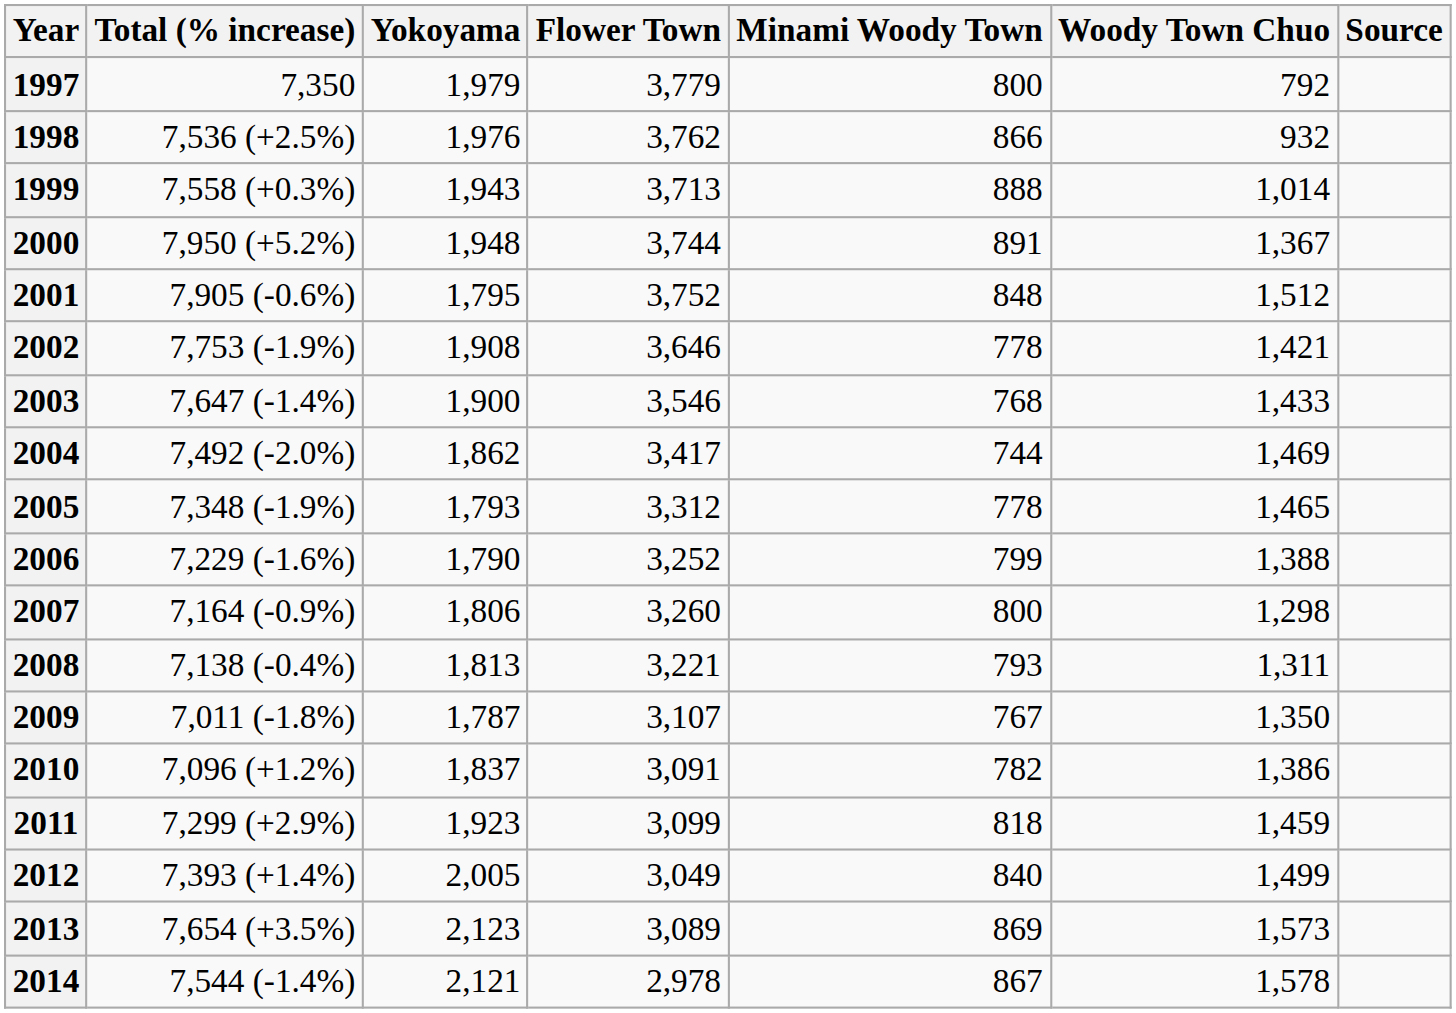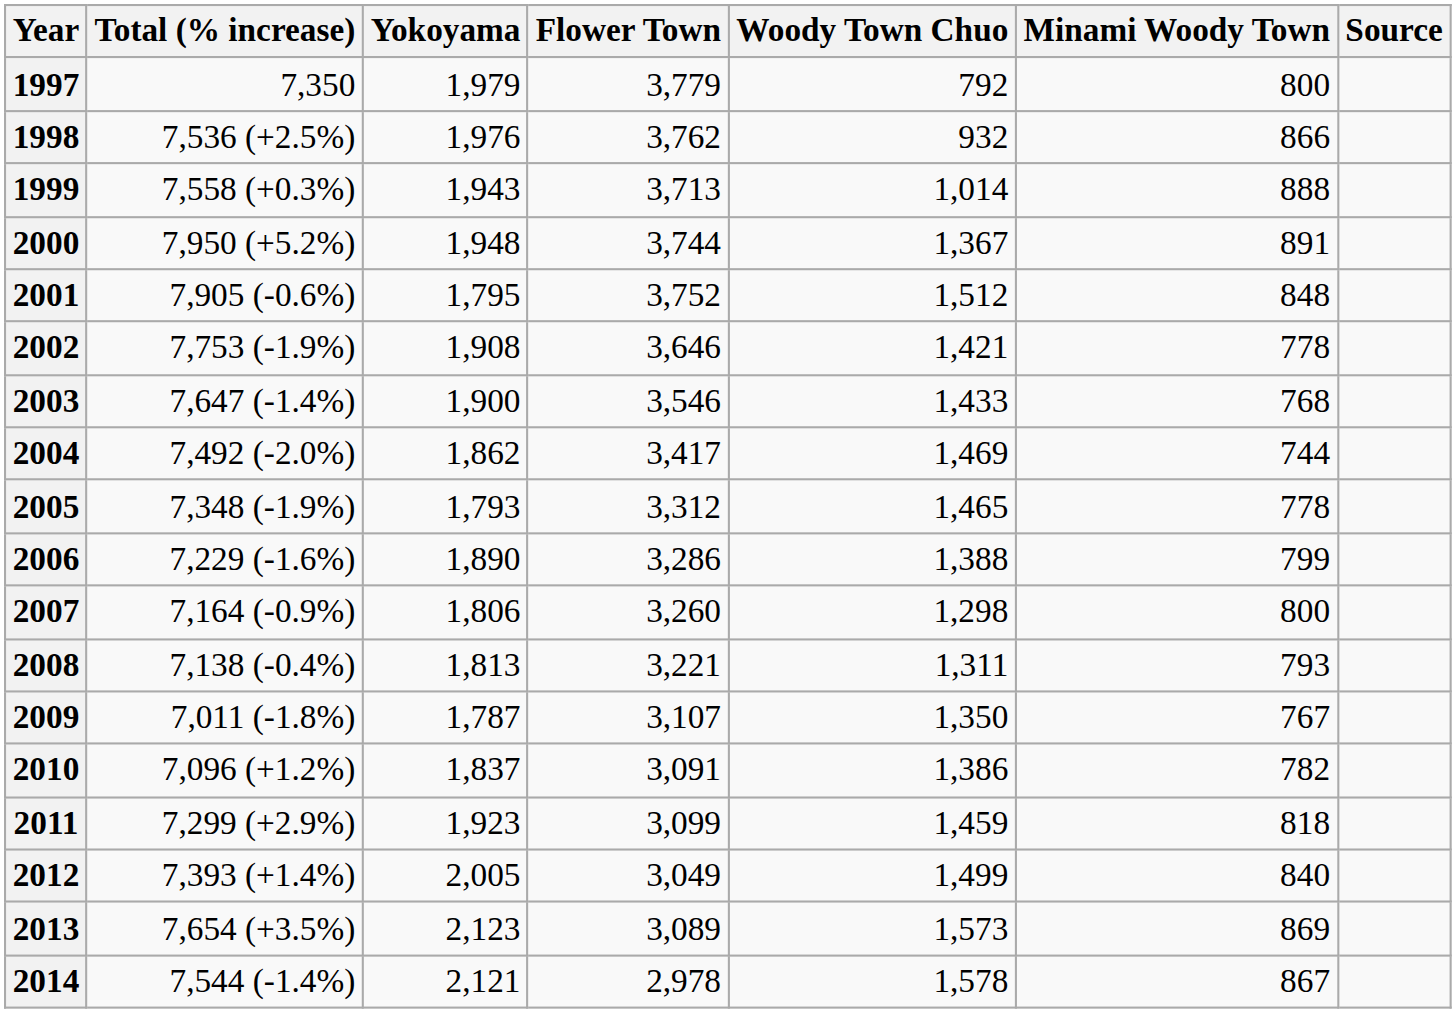columns swapped: (890, 30) <-> (1194, 30)
(483, 558) 1,790 -> (483, 558) 1,890
(684, 558) 3,252 -> (684, 558) 3,286
